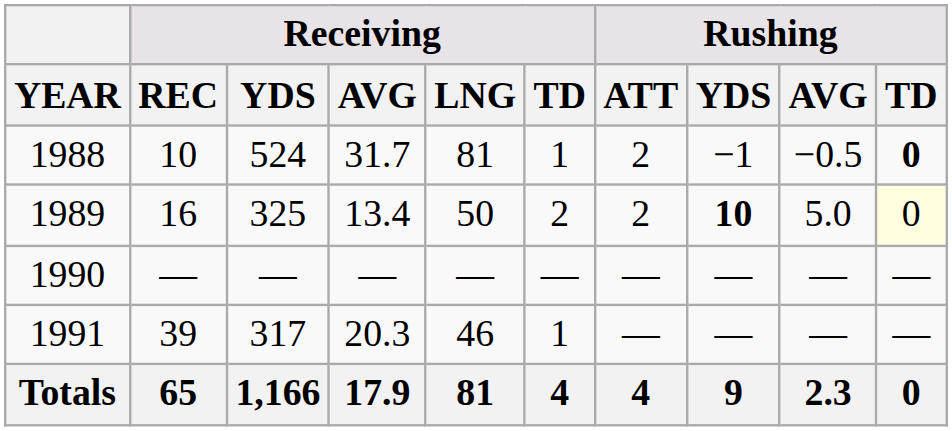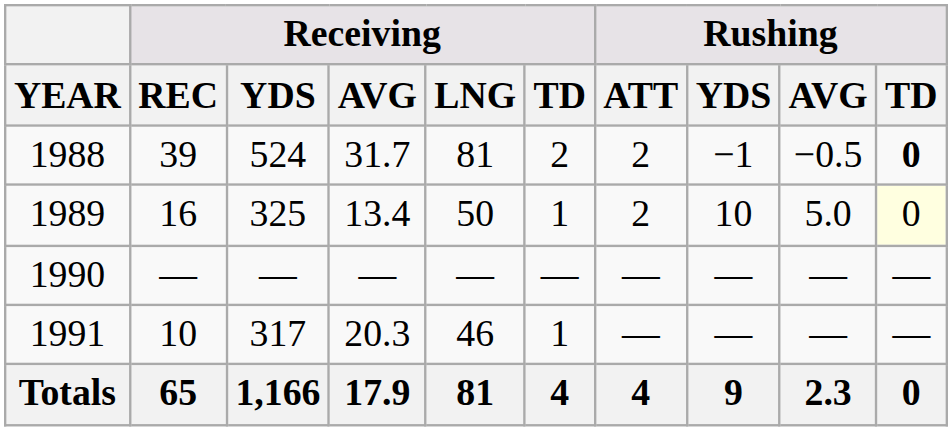(178, 154) 10 -> (178, 154) 39
(560, 154) 1 -> (560, 154) 2
(560, 214) 2 -> (560, 214) 1
(733, 214) bold -> (733, 214) normal
(178, 333) 39 -> (178, 333) 10
